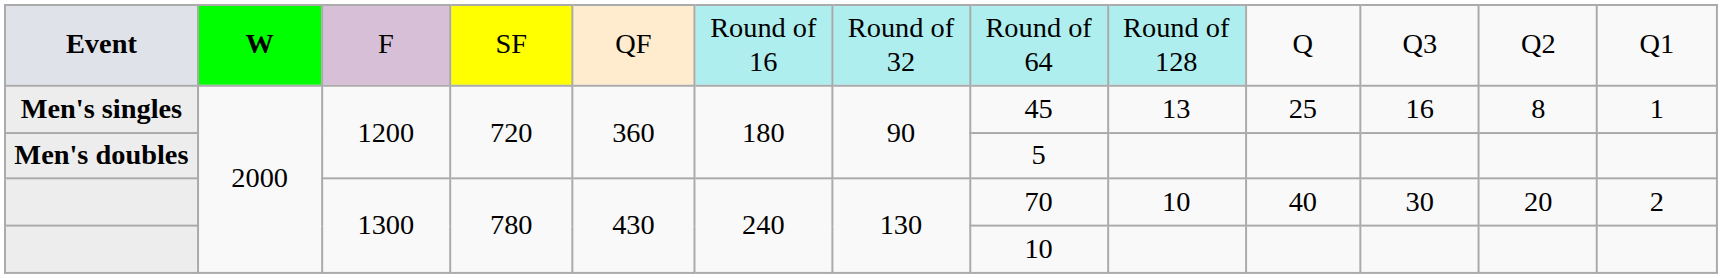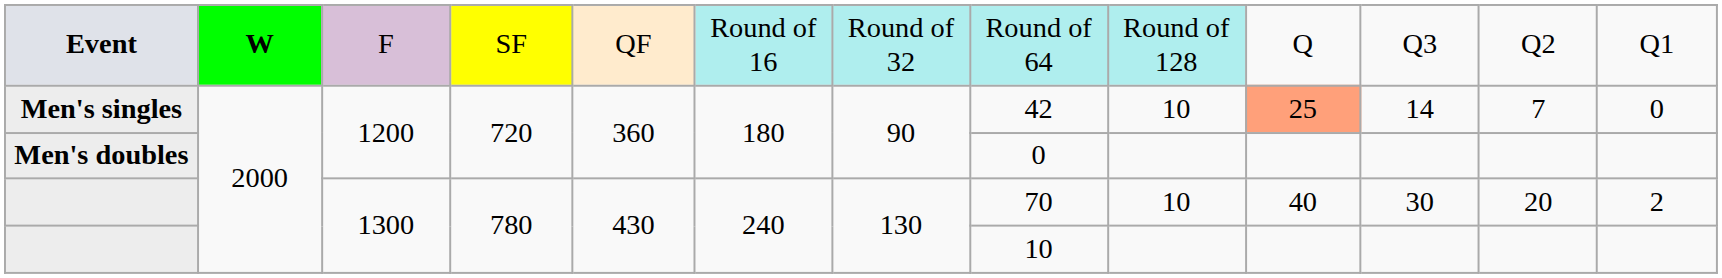(1039, 108) 45 -> (1039, 108) 42
(1176, 108) 13 -> (1176, 108) 10
(1303, 108) no background -> (1303, 108) lightsalmon background
(1420, 108) 16 -> (1420, 108) 14
(1538, 108) 8 -> (1538, 108) 7
(1657, 108) 1 -> (1657, 108) 0
(1039, 155) 5 -> (1039, 155) 0
